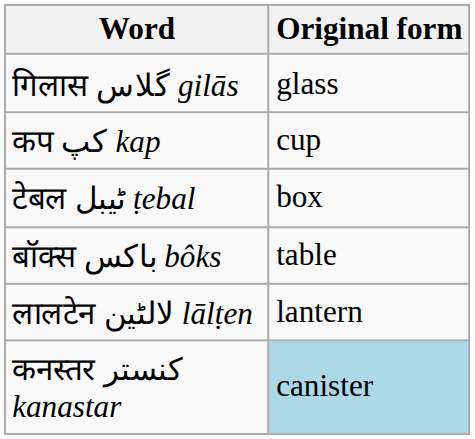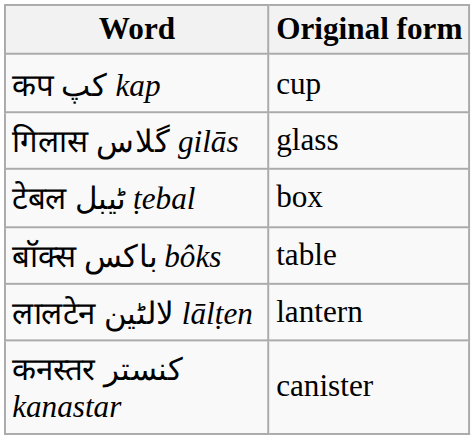rows swapped: (86, 141) <-> (125, 84)
(325, 386) lightblue background -> (325, 386) no background
